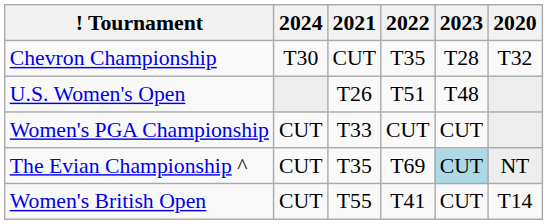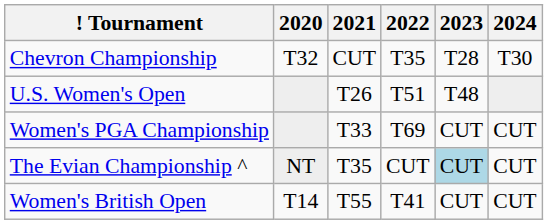columns swapped: (515, 22) <-> (301, 22)
(408, 130) CUT -> (408, 130) T69
(408, 165) T69 -> (408, 165) CUT
